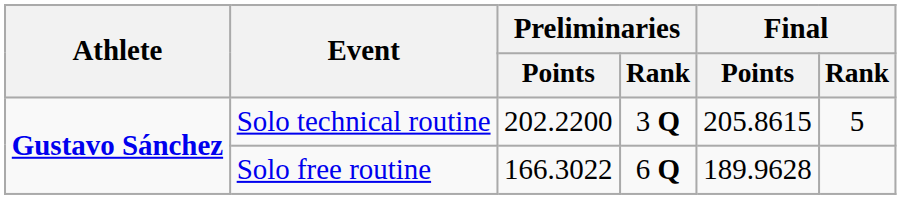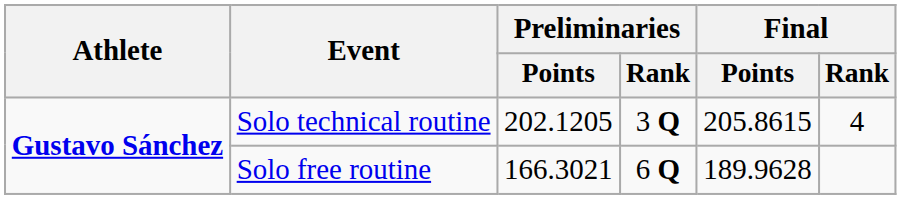(558, 121) 202.2200 -> (558, 121) 202.1205
(857, 121) 5 -> (857, 121) 4
(558, 169) 166.3022 -> (558, 169) 166.3021
